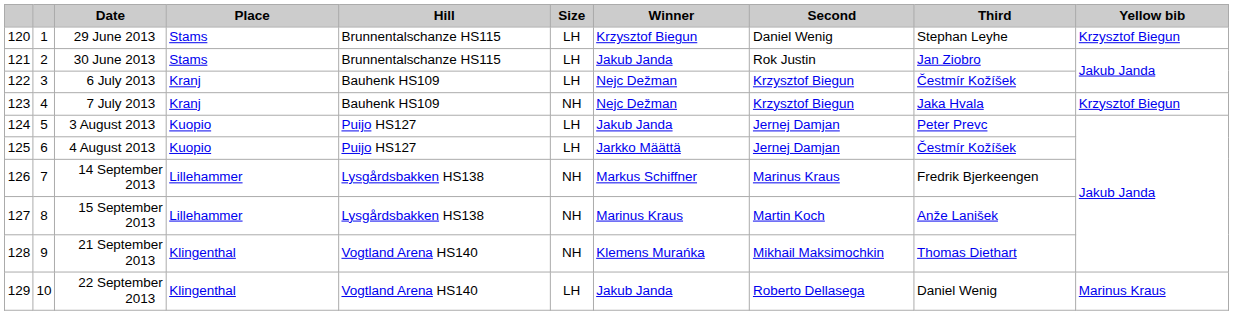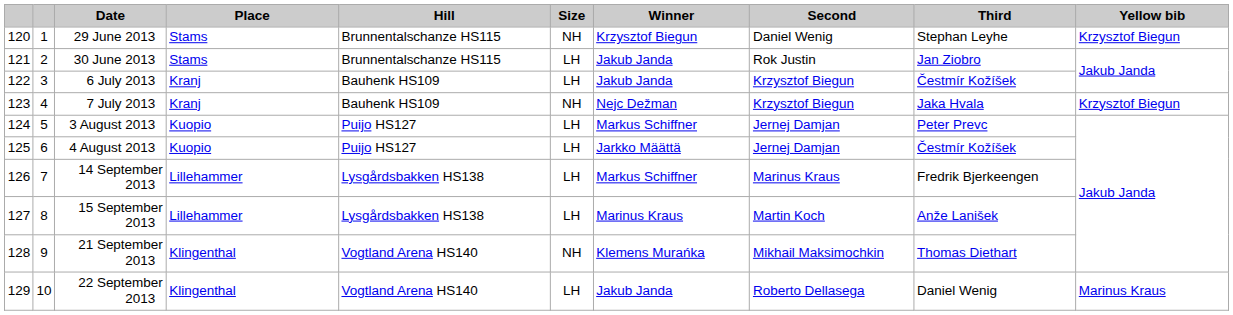(572, 37) LH -> (572, 37) NH
(637, 81) Nejc Dežman -> (634, 81) Jakub Janda
(634, 125) Jakub Janda -> (647, 125) Markus Schiffner
(572, 177) NH -> (572, 177) LH
(572, 215) NH -> (572, 215) LH
